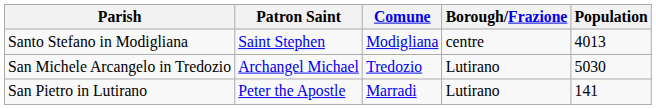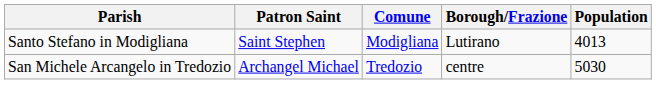(465, 41) centre -> (473, 41) Lutirano
(473, 66) Lutirano -> (465, 66) centre
- row: (78, 91)
